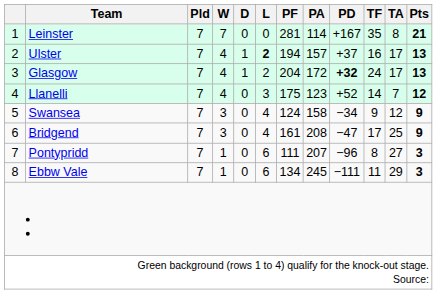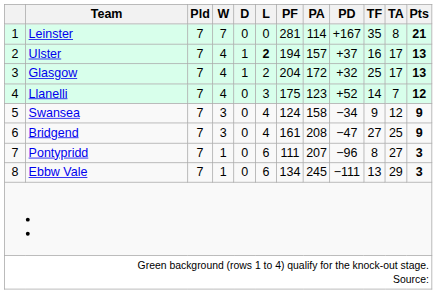(347, 73) bold -> (347, 73) normal
(374, 73) 24 -> (374, 73) 25
(374, 133) 17 -> (374, 133) 27
(374, 172) 11 -> (374, 172) 13
